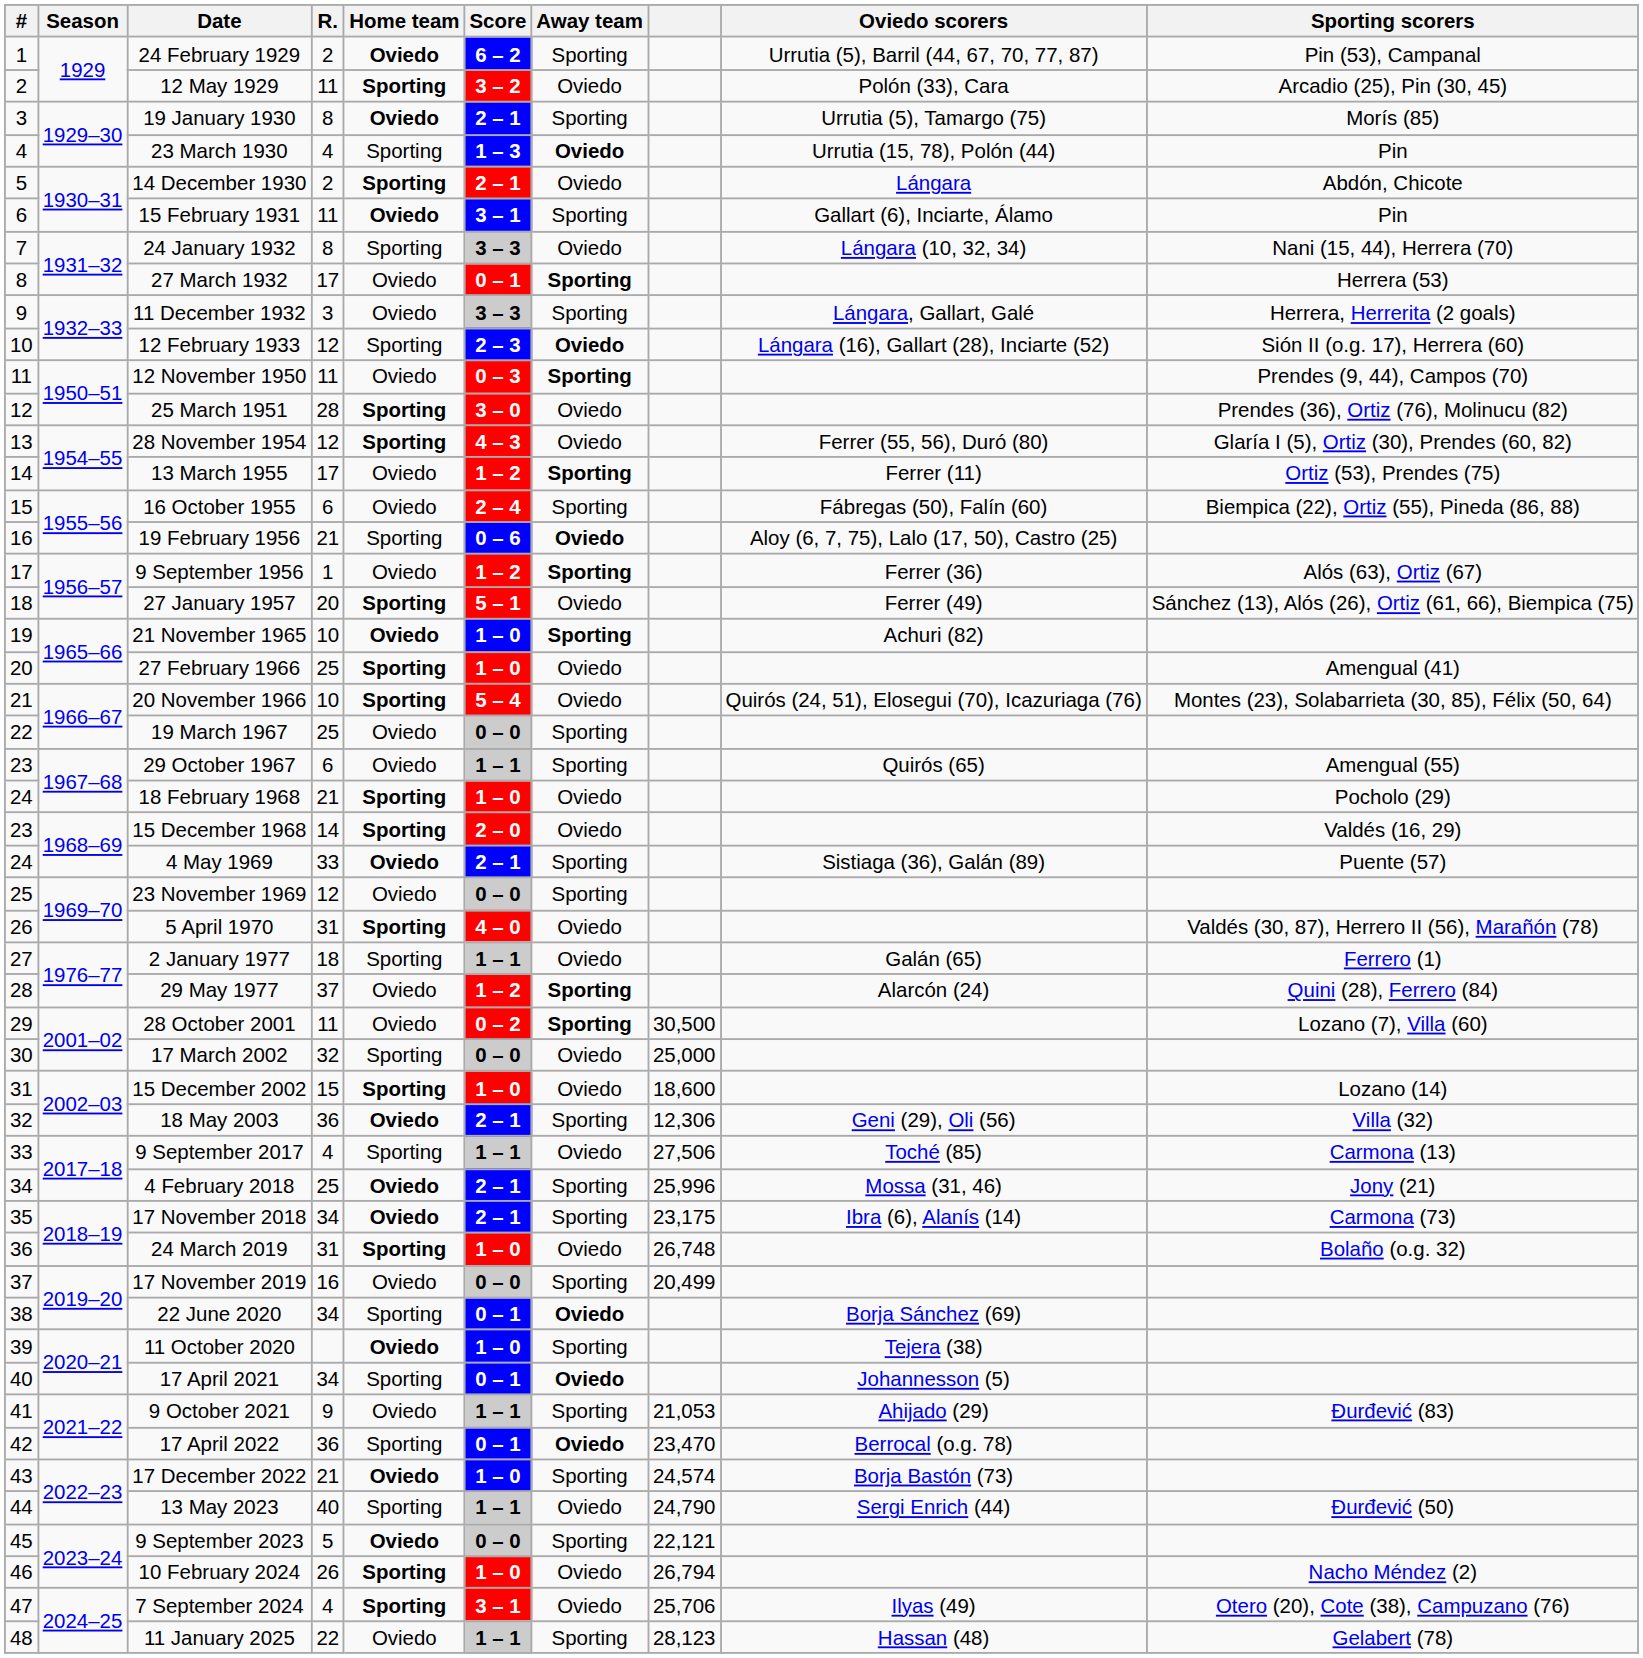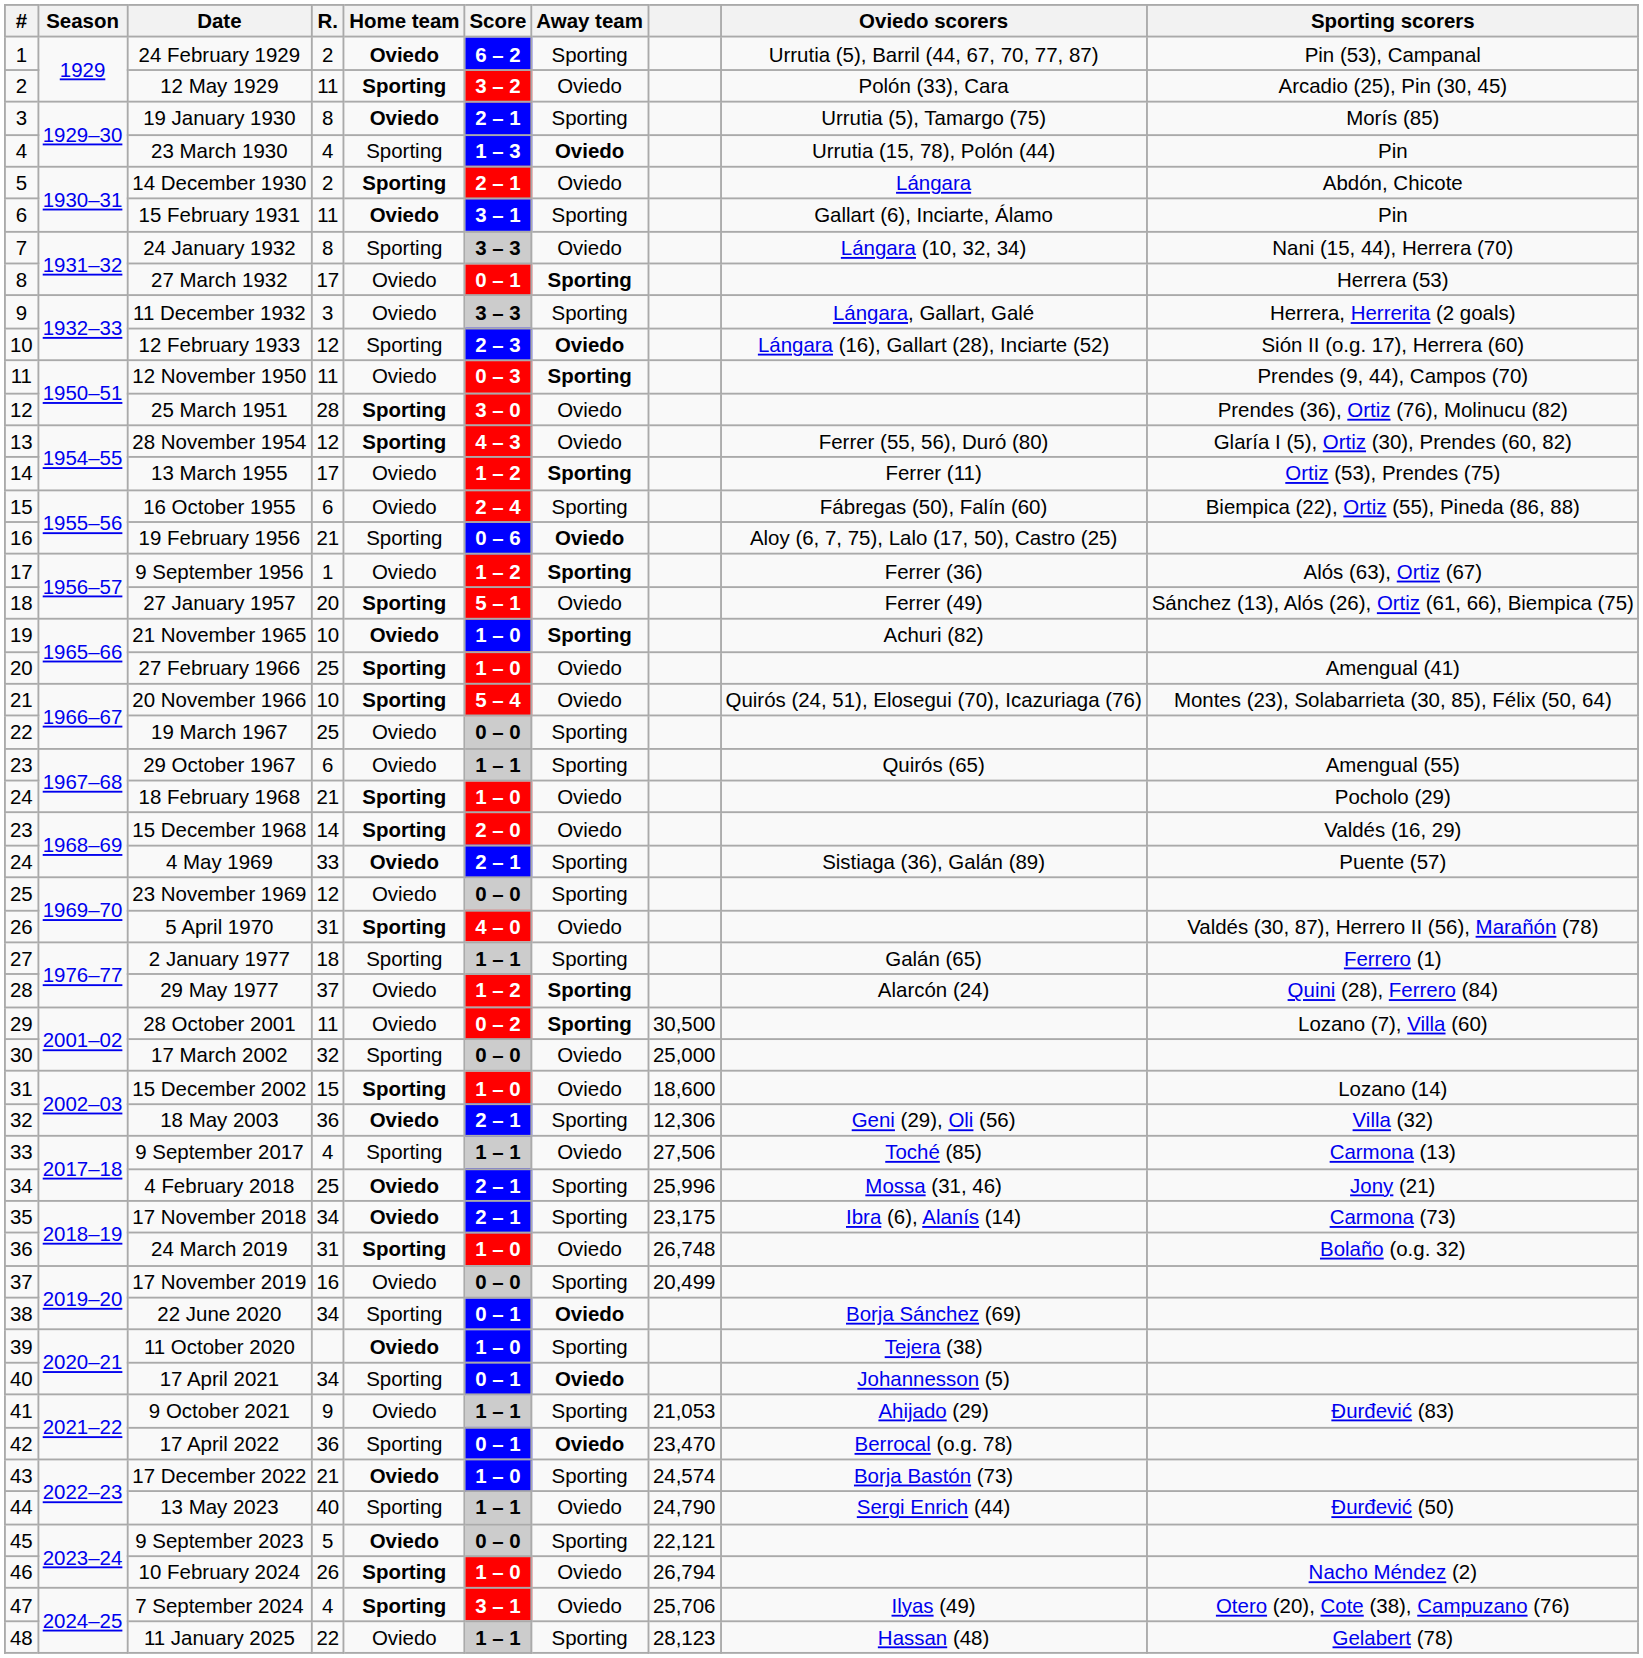(590, 958) Oviedo -> (590, 958) Sporting
